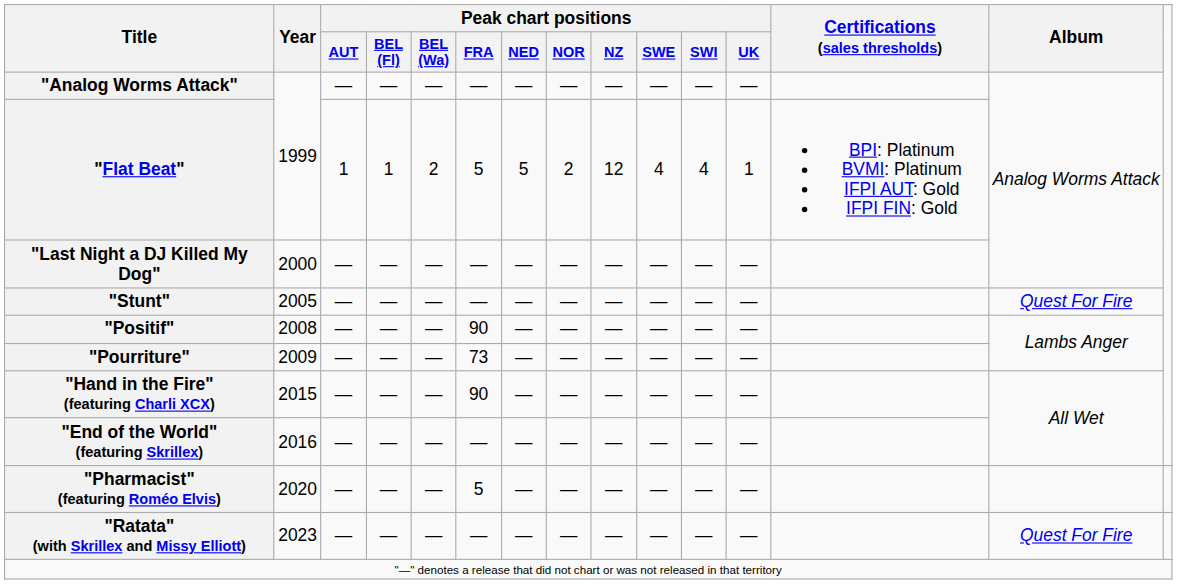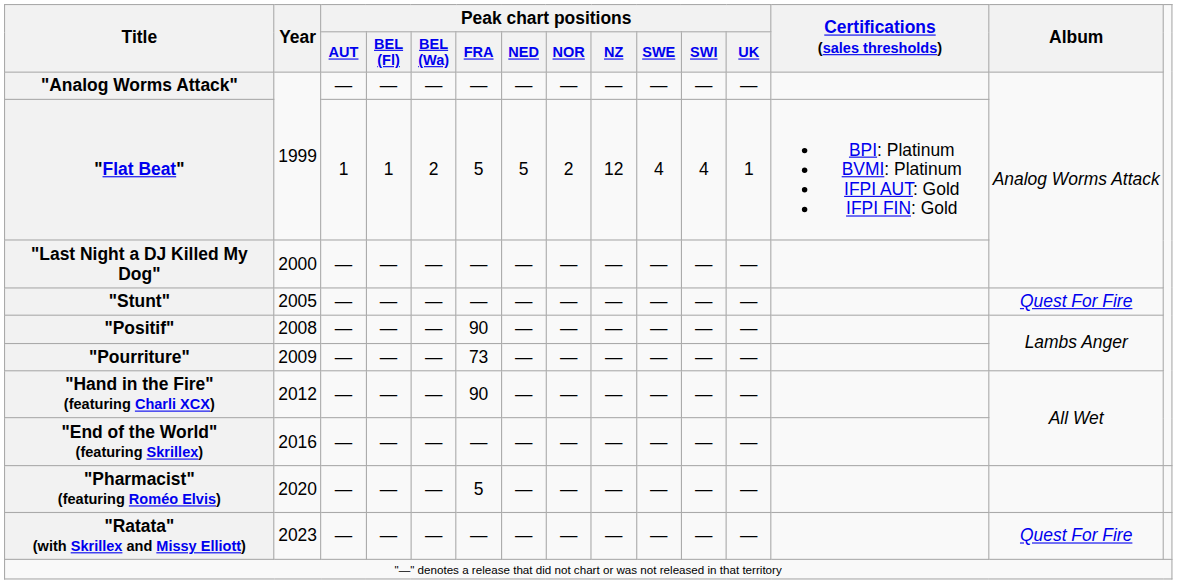(298, 394) 2015 -> (298, 394) 2012
